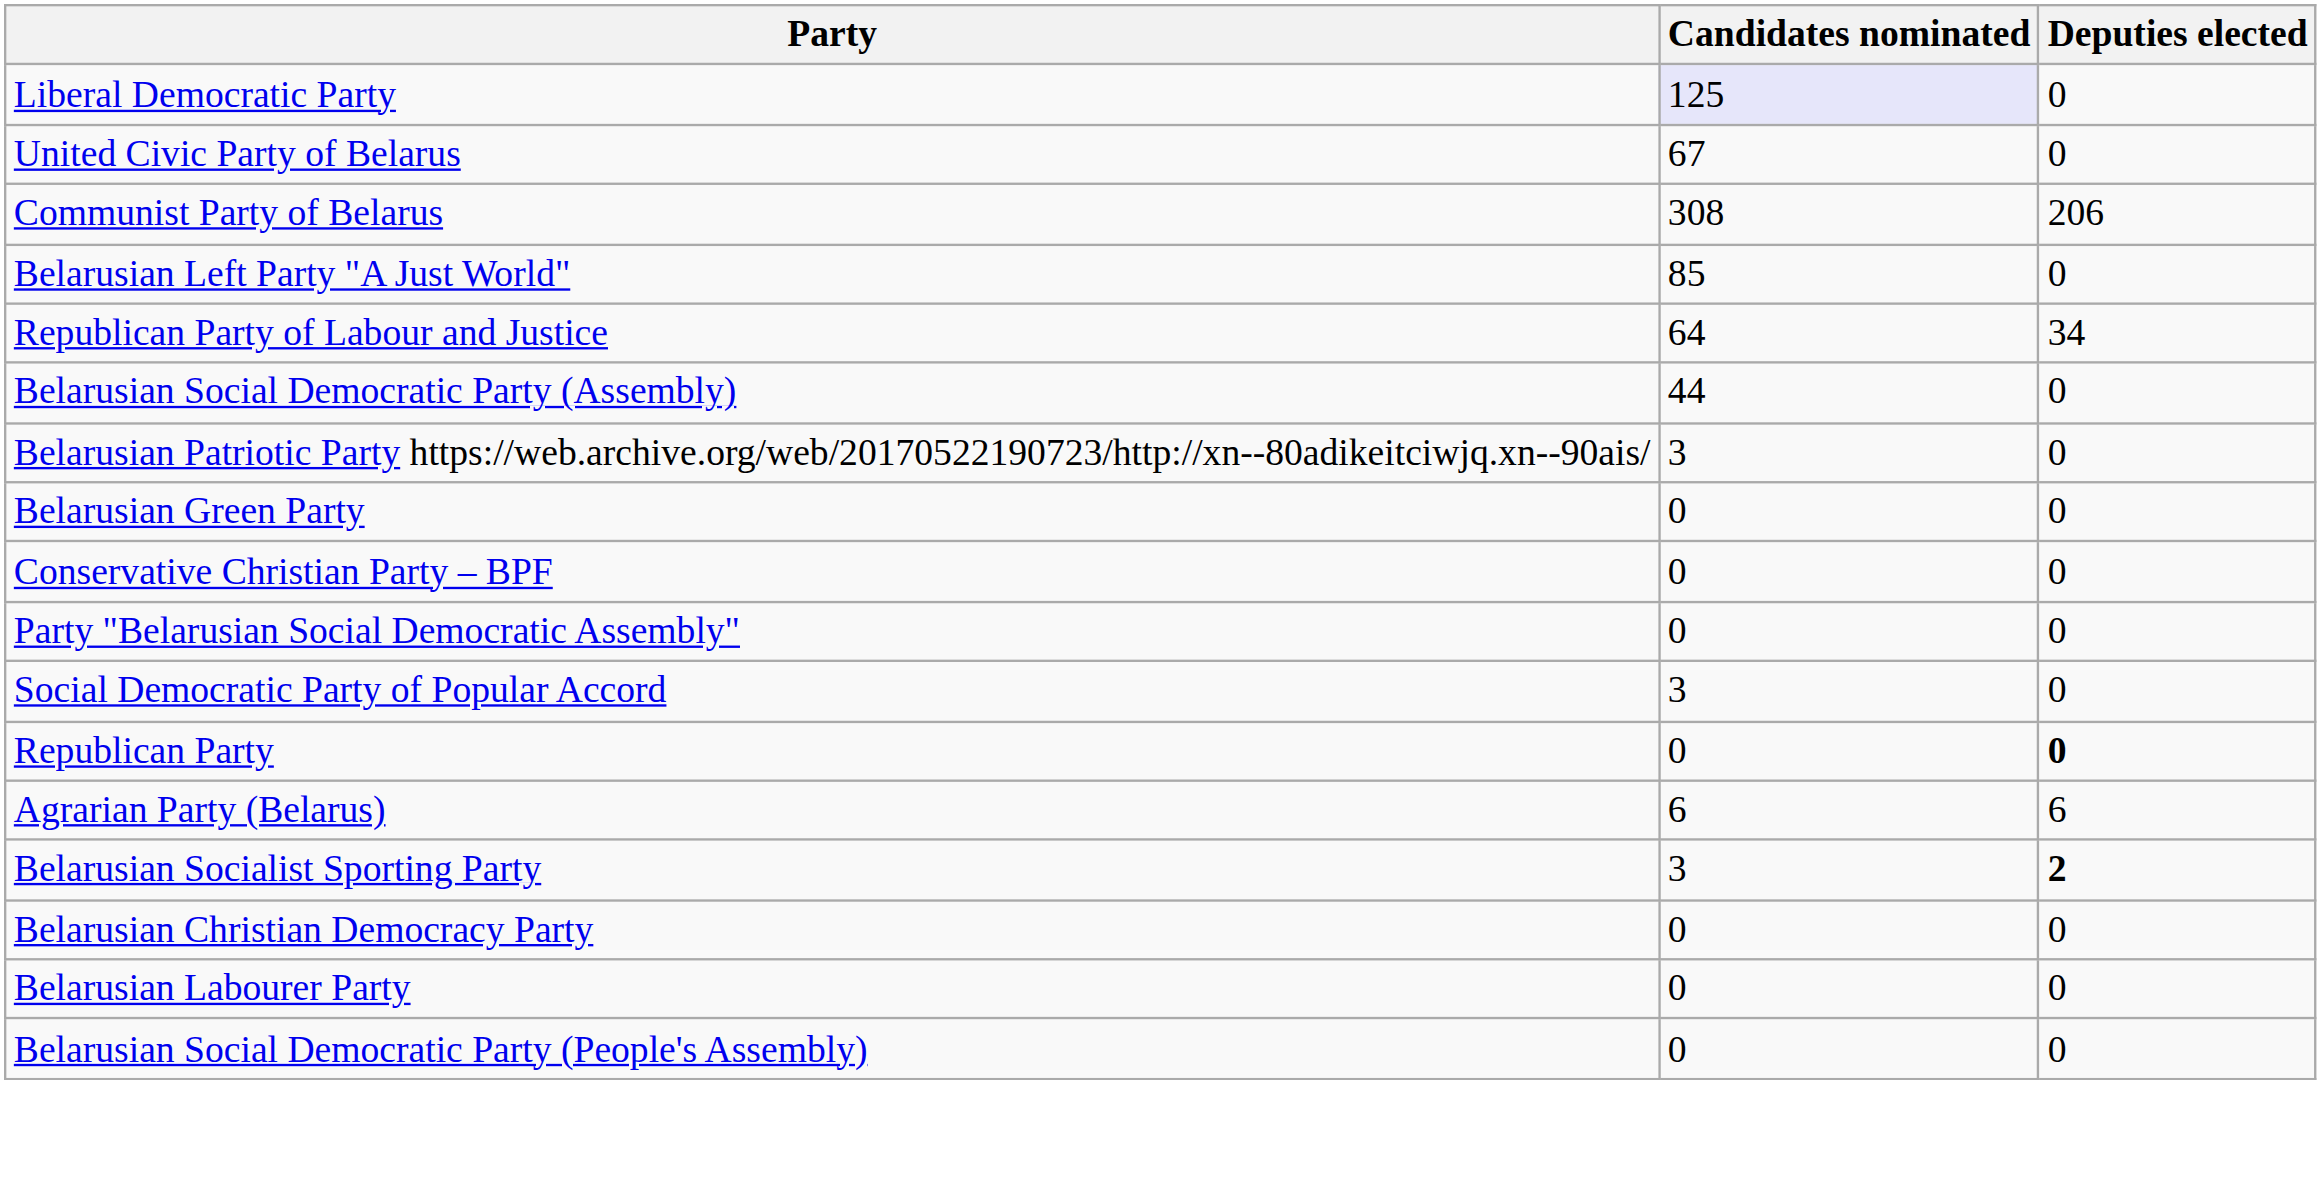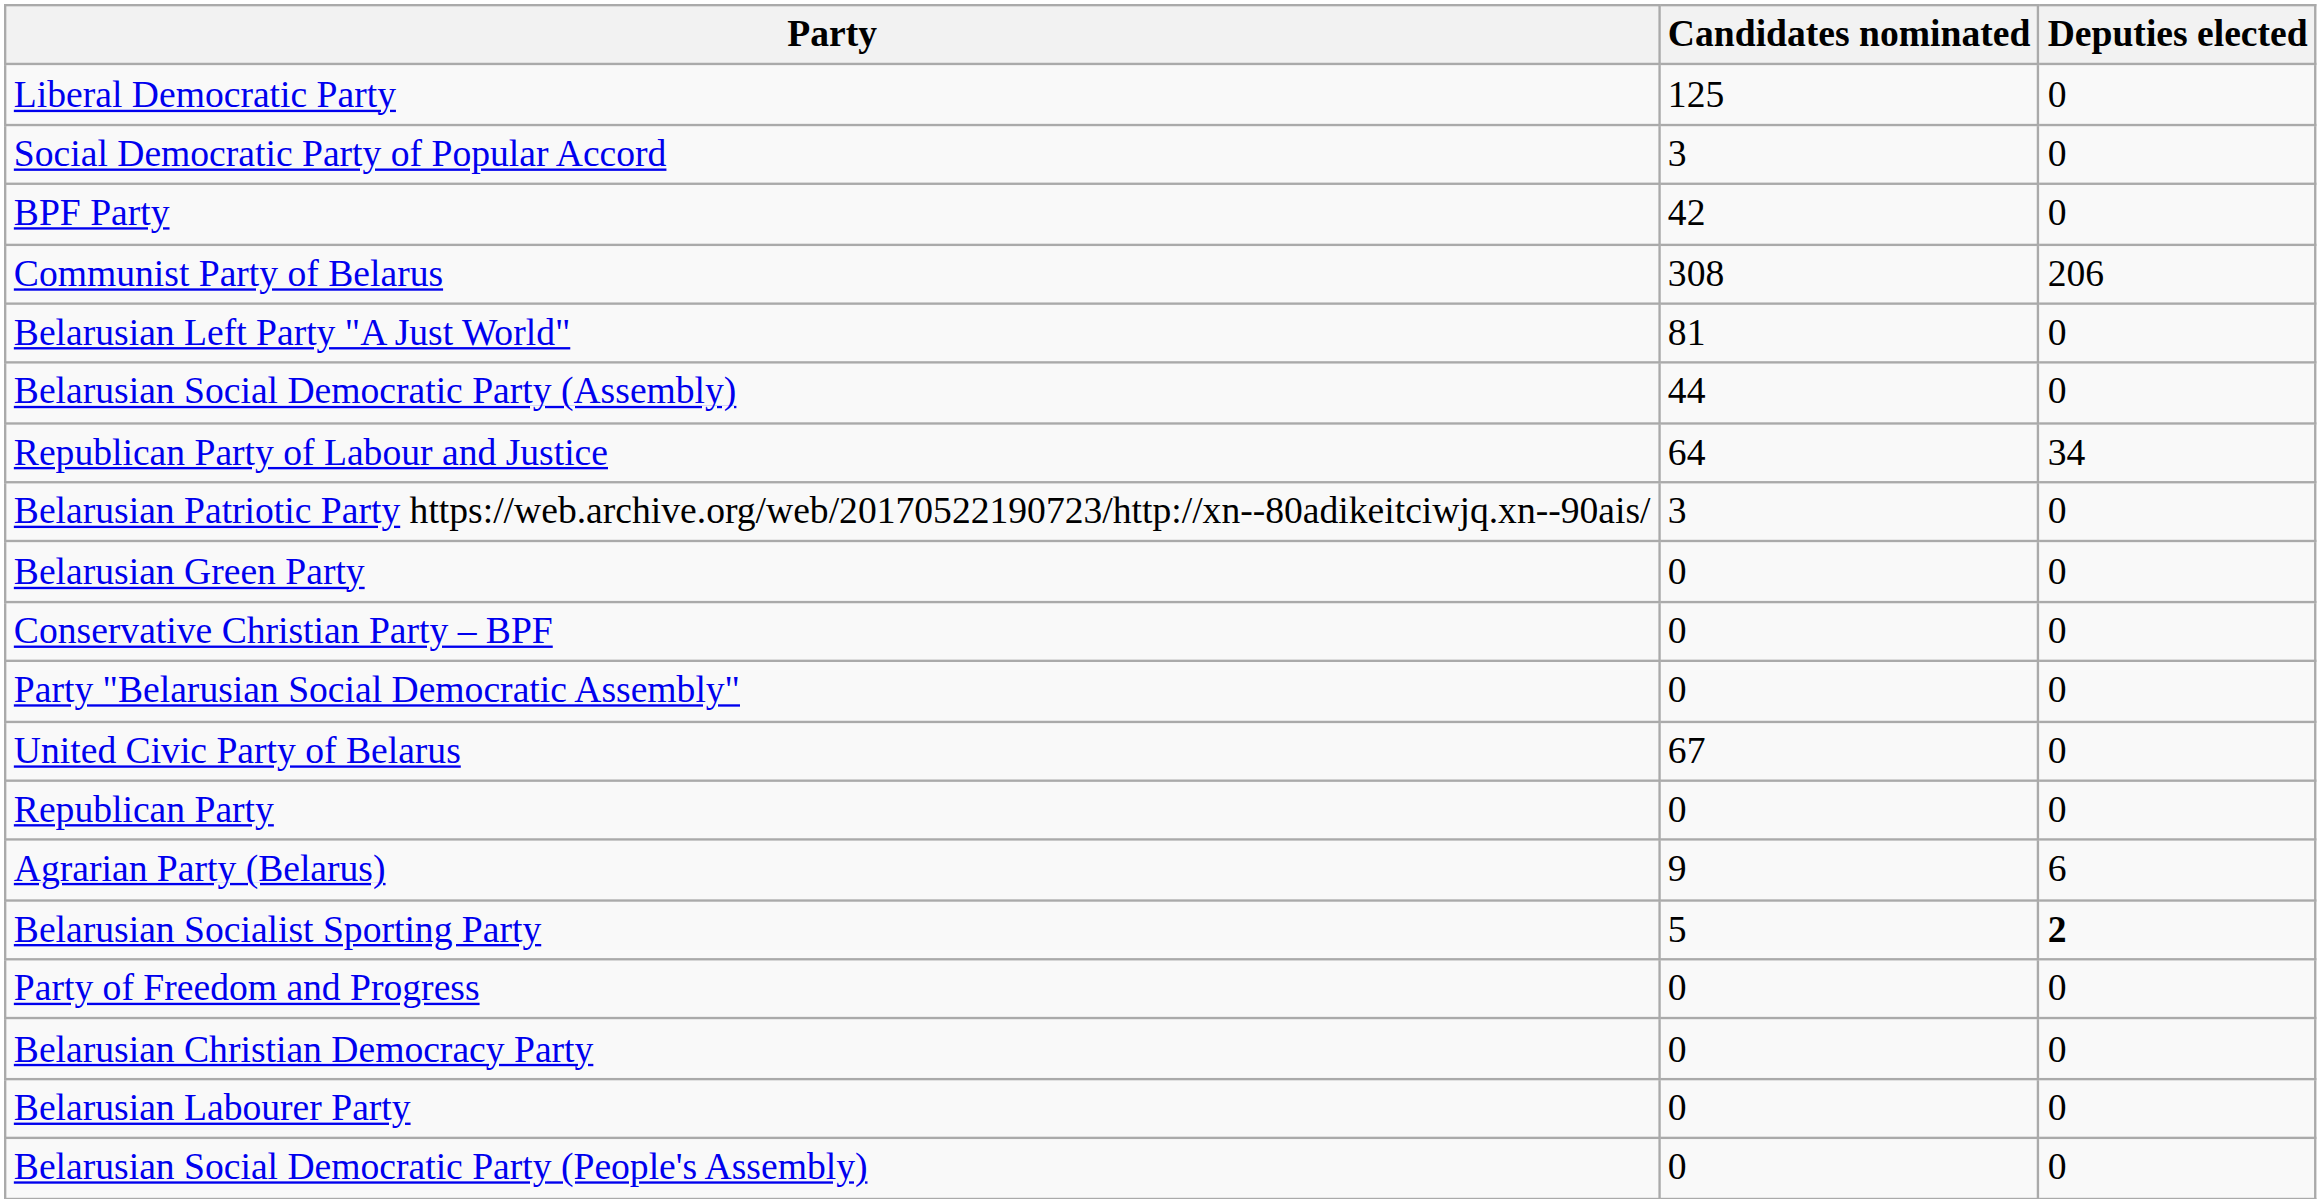(1696, 93) lavender background -> (1696, 93) no background
rows swapped: (237, 153) <-> (340, 690)
+ row: (92, 213)
(1687, 272) 85 -> (1687, 332) 81
rows swapped: (375, 392) <-> (311, 332)
(2057, 749) bold -> (2057, 809) normal
(1677, 809) 6 -> (1677, 869) 9
(1677, 869) 3 -> (1677, 928) 5
+ row: (247, 988)
